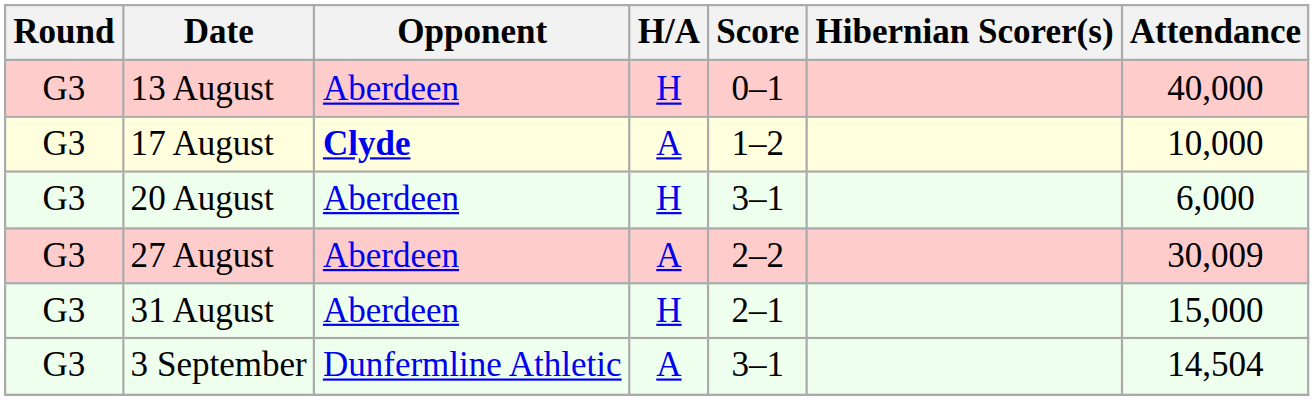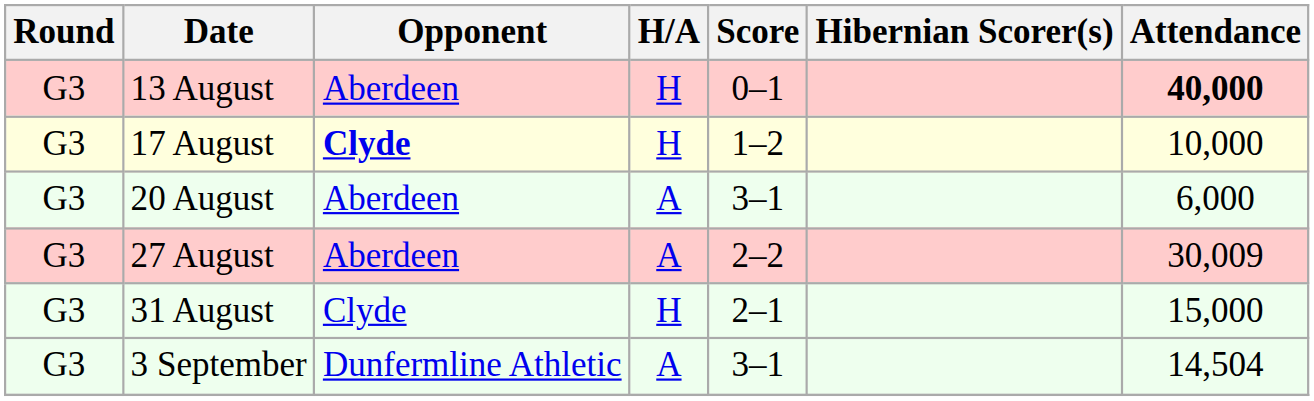(1215, 87) normal -> (1215, 87) bold
(669, 143) A -> (669, 143) H
(669, 198) H -> (669, 198) A
(391, 310) Aberdeen -> (365, 310) Clyde
